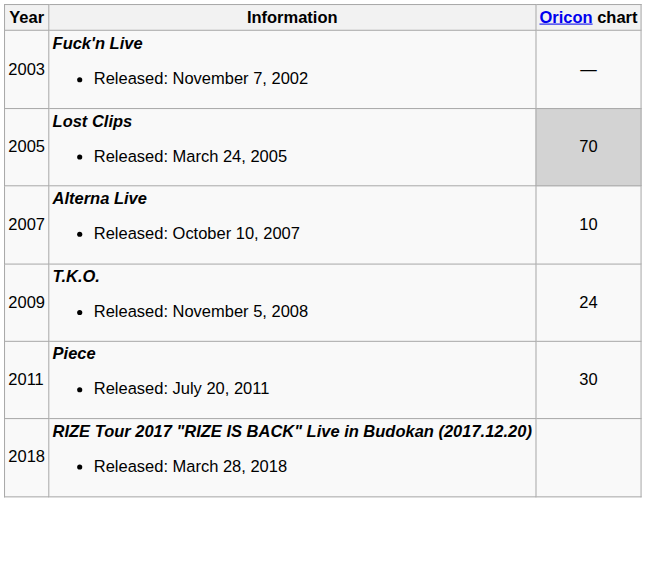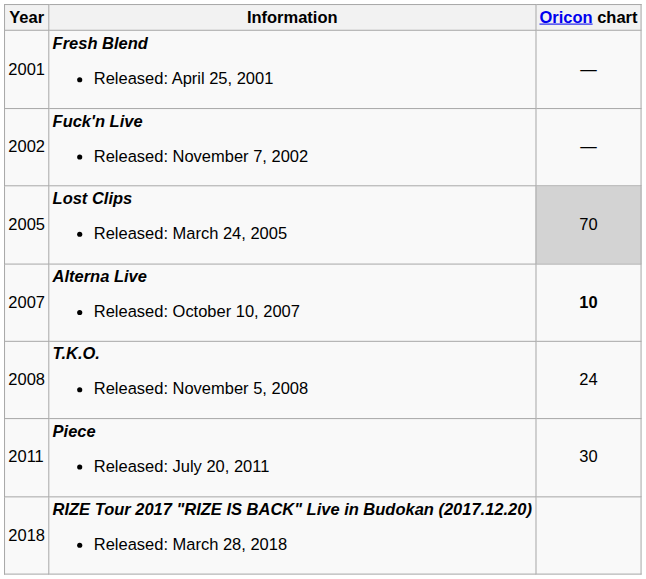+ row: (292, 61)
(27, 69) 2003 -> (27, 147) 2002
(589, 224) normal -> (589, 302) bold
(27, 302) 2009 -> (27, 379) 2008
